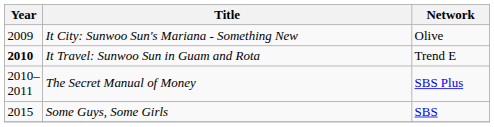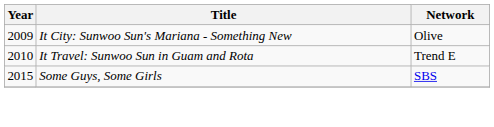(20, 55) bold -> (20, 55) normal
- row: (121, 83)
